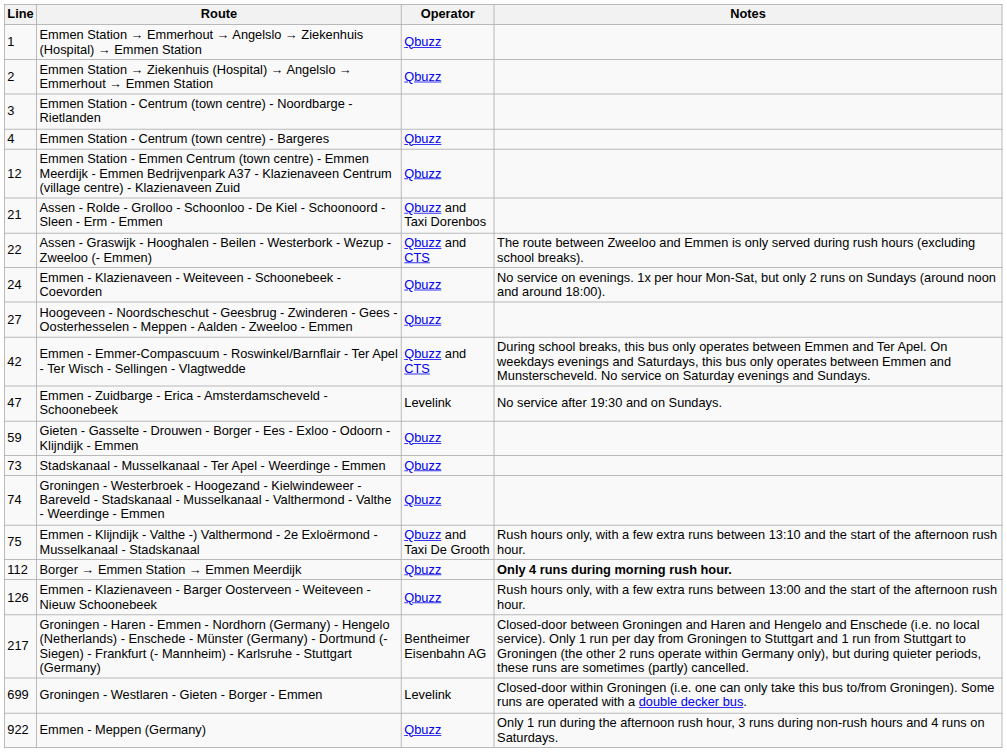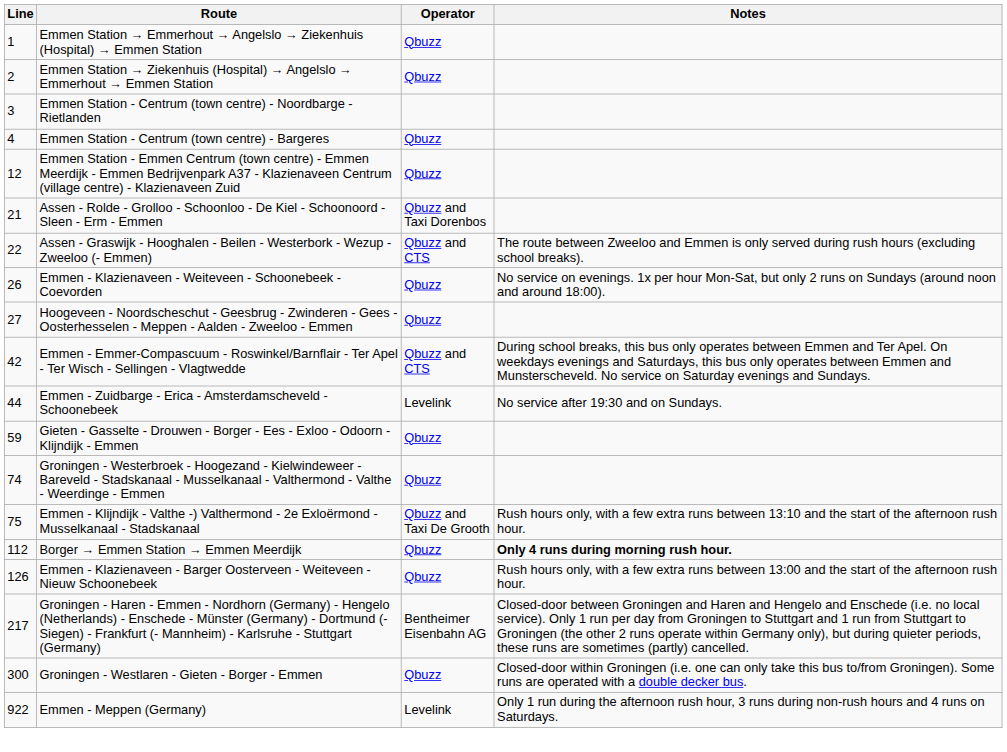(14, 285) 24 -> (14, 285) 26
(14, 403) 47 -> (14, 403) 44
- row: (213, 465)
(18, 695) 699 -> (18, 675) 300
(428, 695) Levelink -> (423, 675) Qbuzz
(423, 730) Qbuzz -> (428, 709) Levelink
